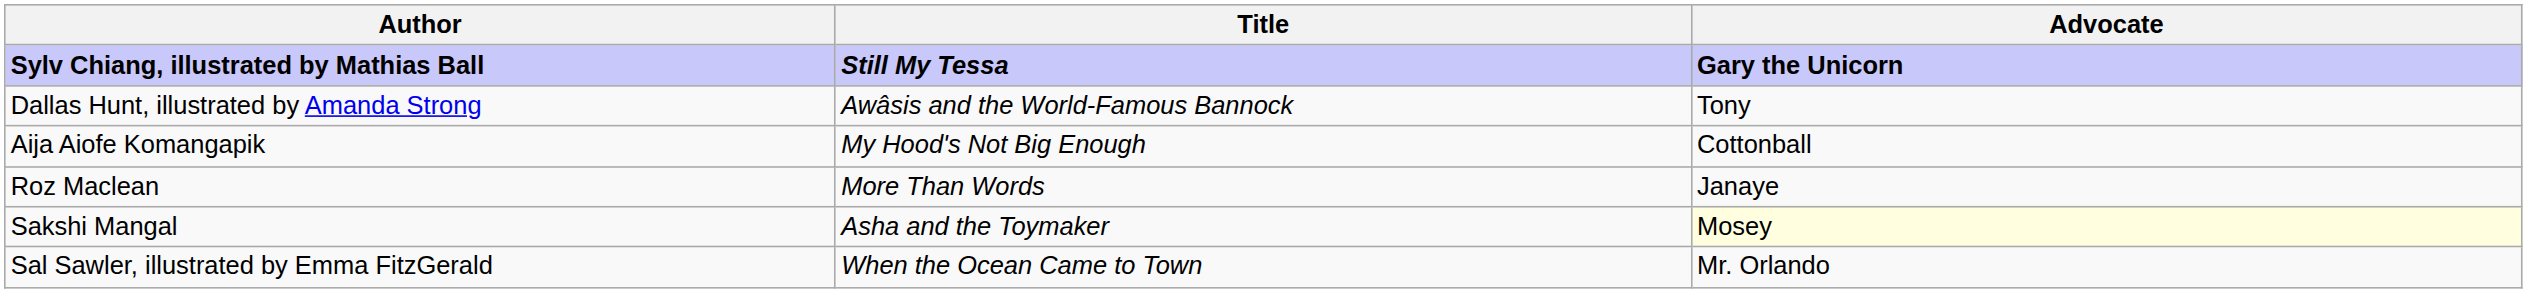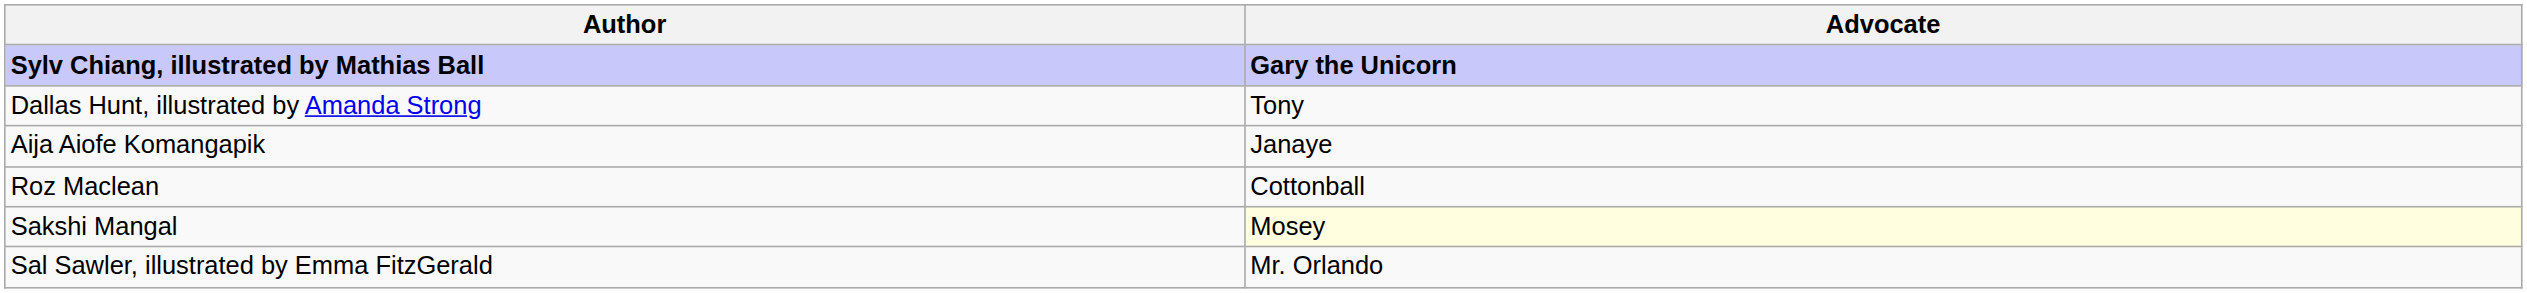- column: (1263, 24)
(1754, 145) Cottonball -> (1291, 145) Janaye
(1738, 186) Janaye -> (1308, 186) Cottonball
